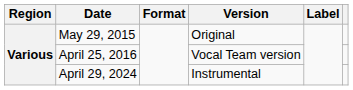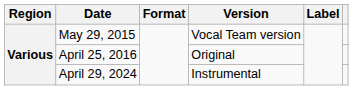(213, 34) Original -> (246, 34) Vocal Team version
(246, 54) Vocal Team version -> (213, 54) Original
